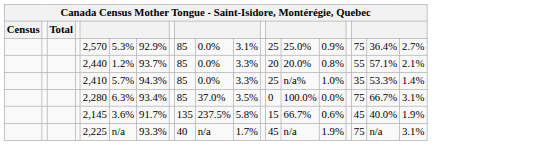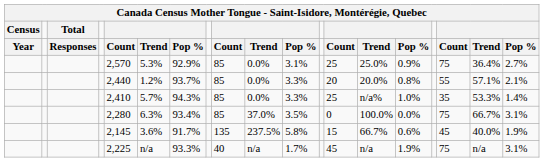+ row: (23, 47)
